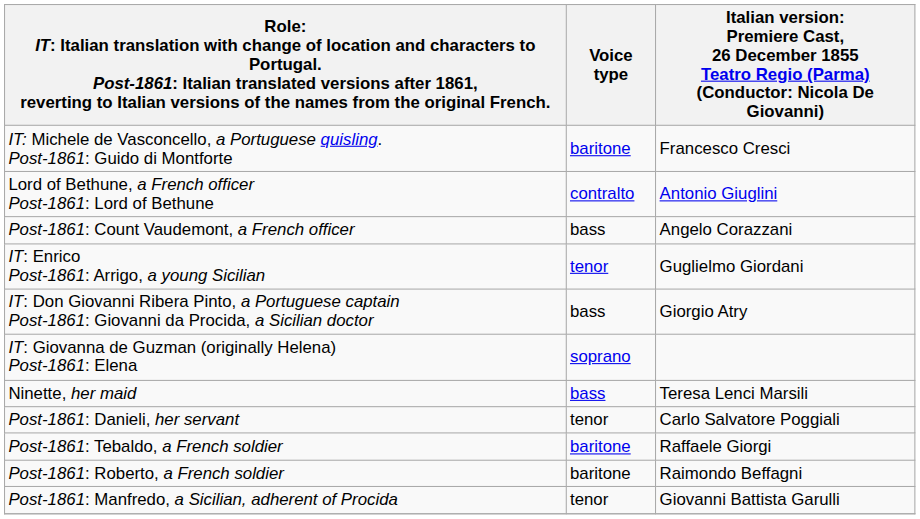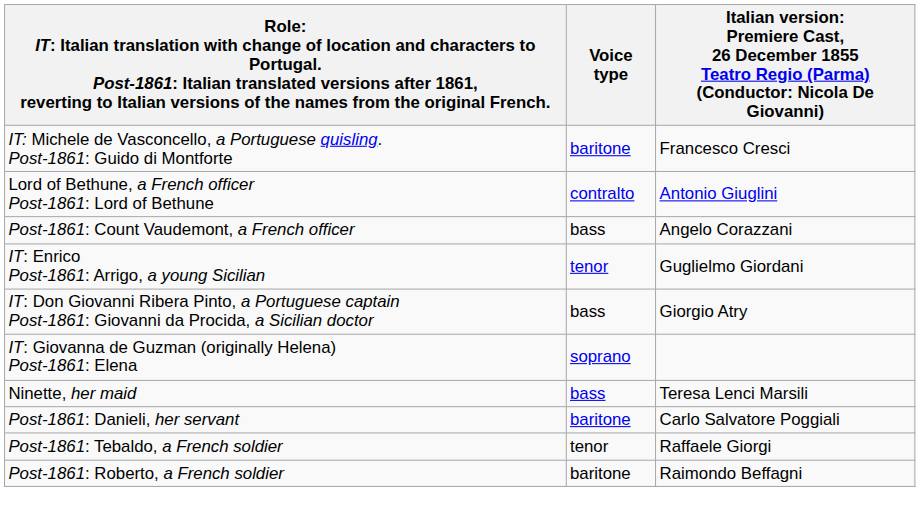(589, 419) tenor -> (600, 419) baritone
(600, 446) baritone -> (589, 446) tenor
- row: (203, 499)
